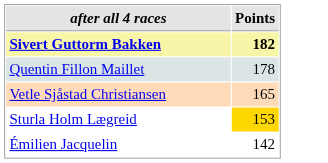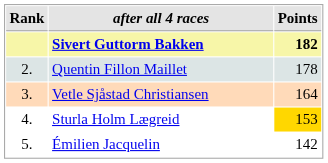+ column: (27, 18)
(264, 94) 165 -> (306, 94) 164
